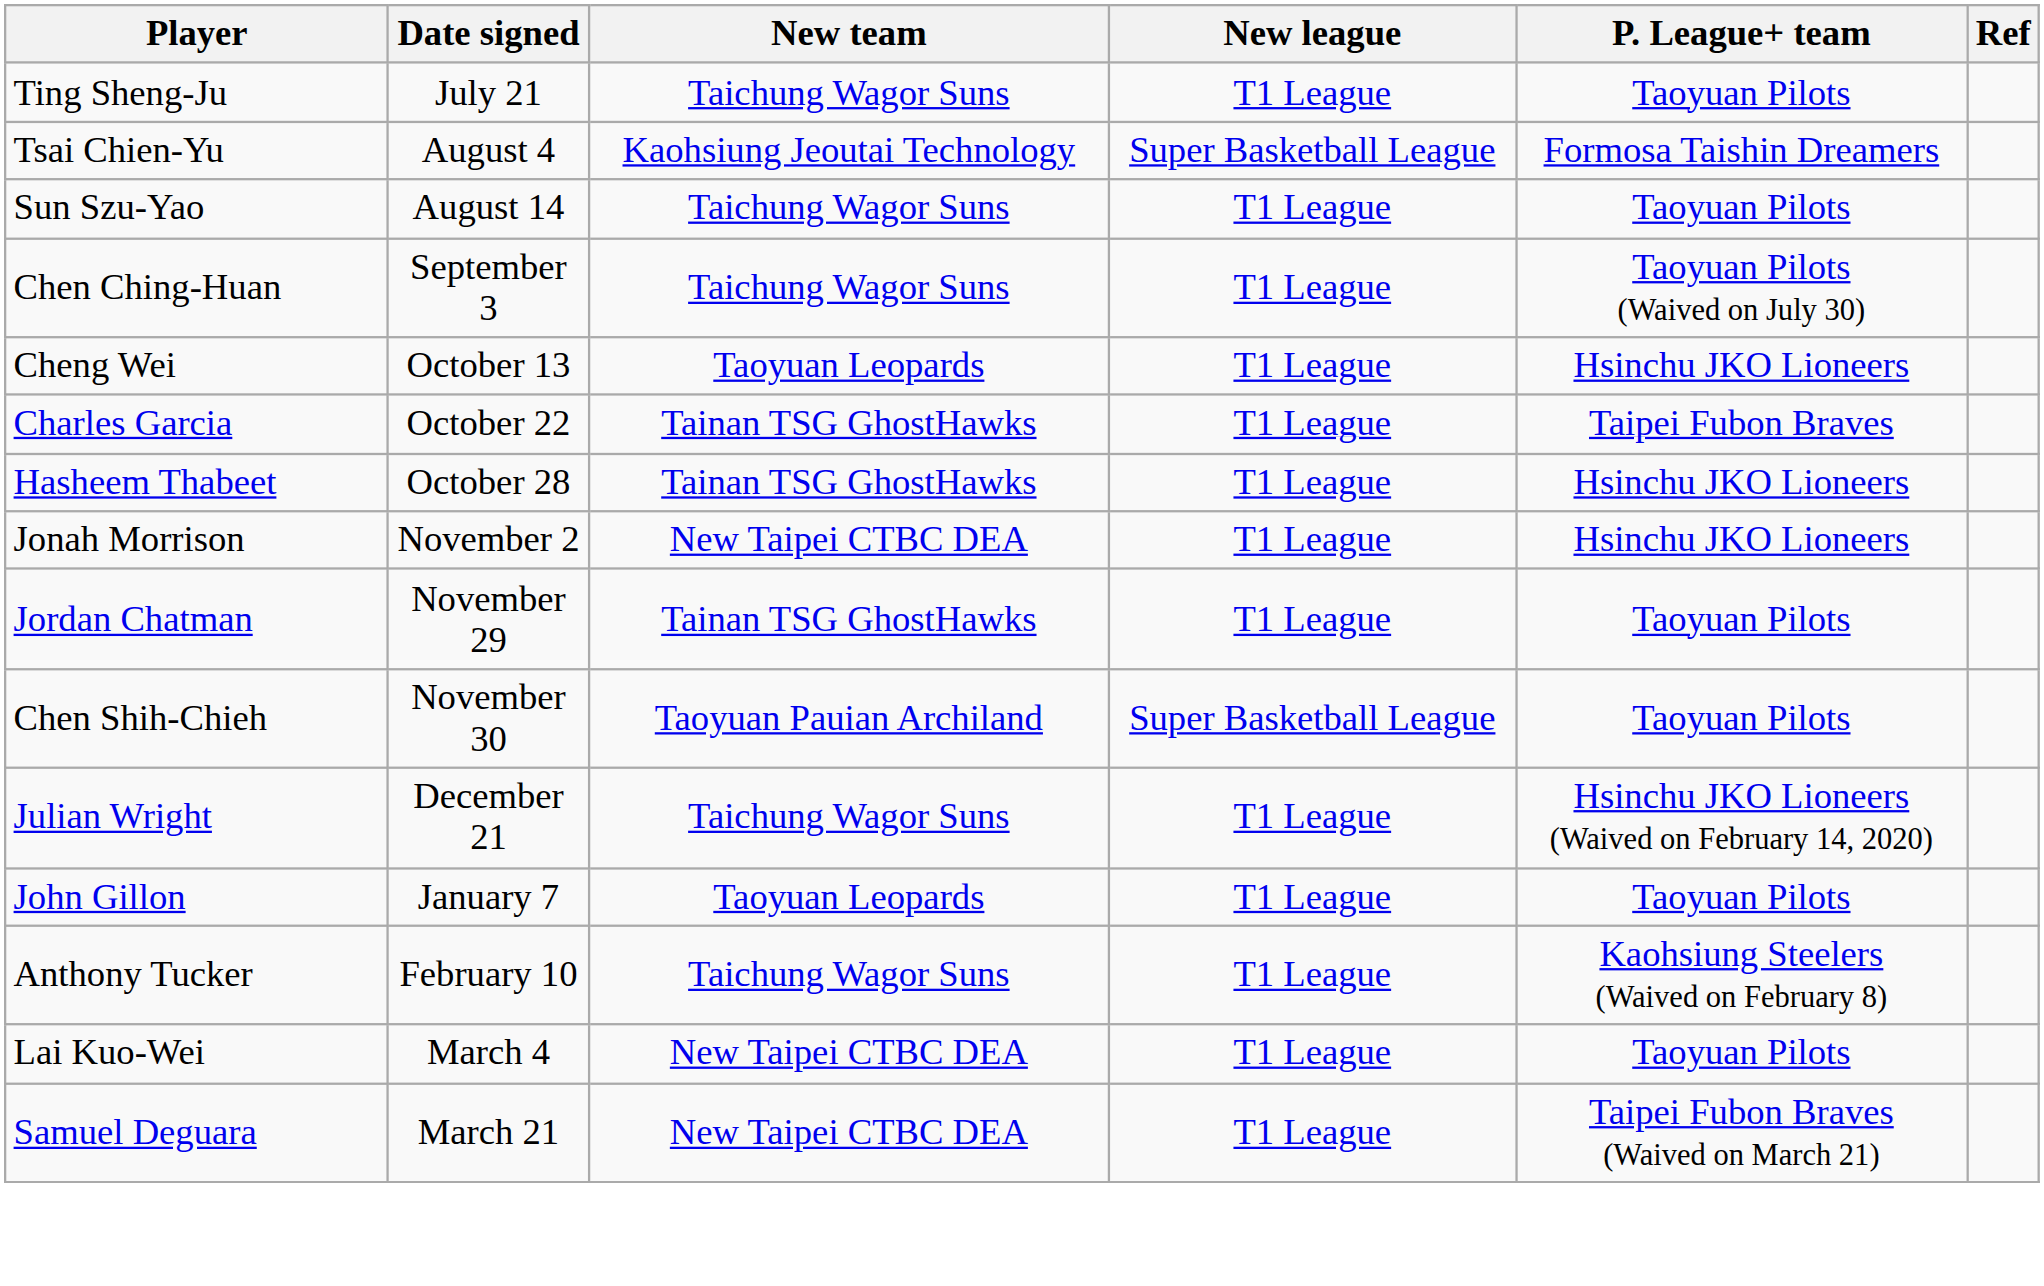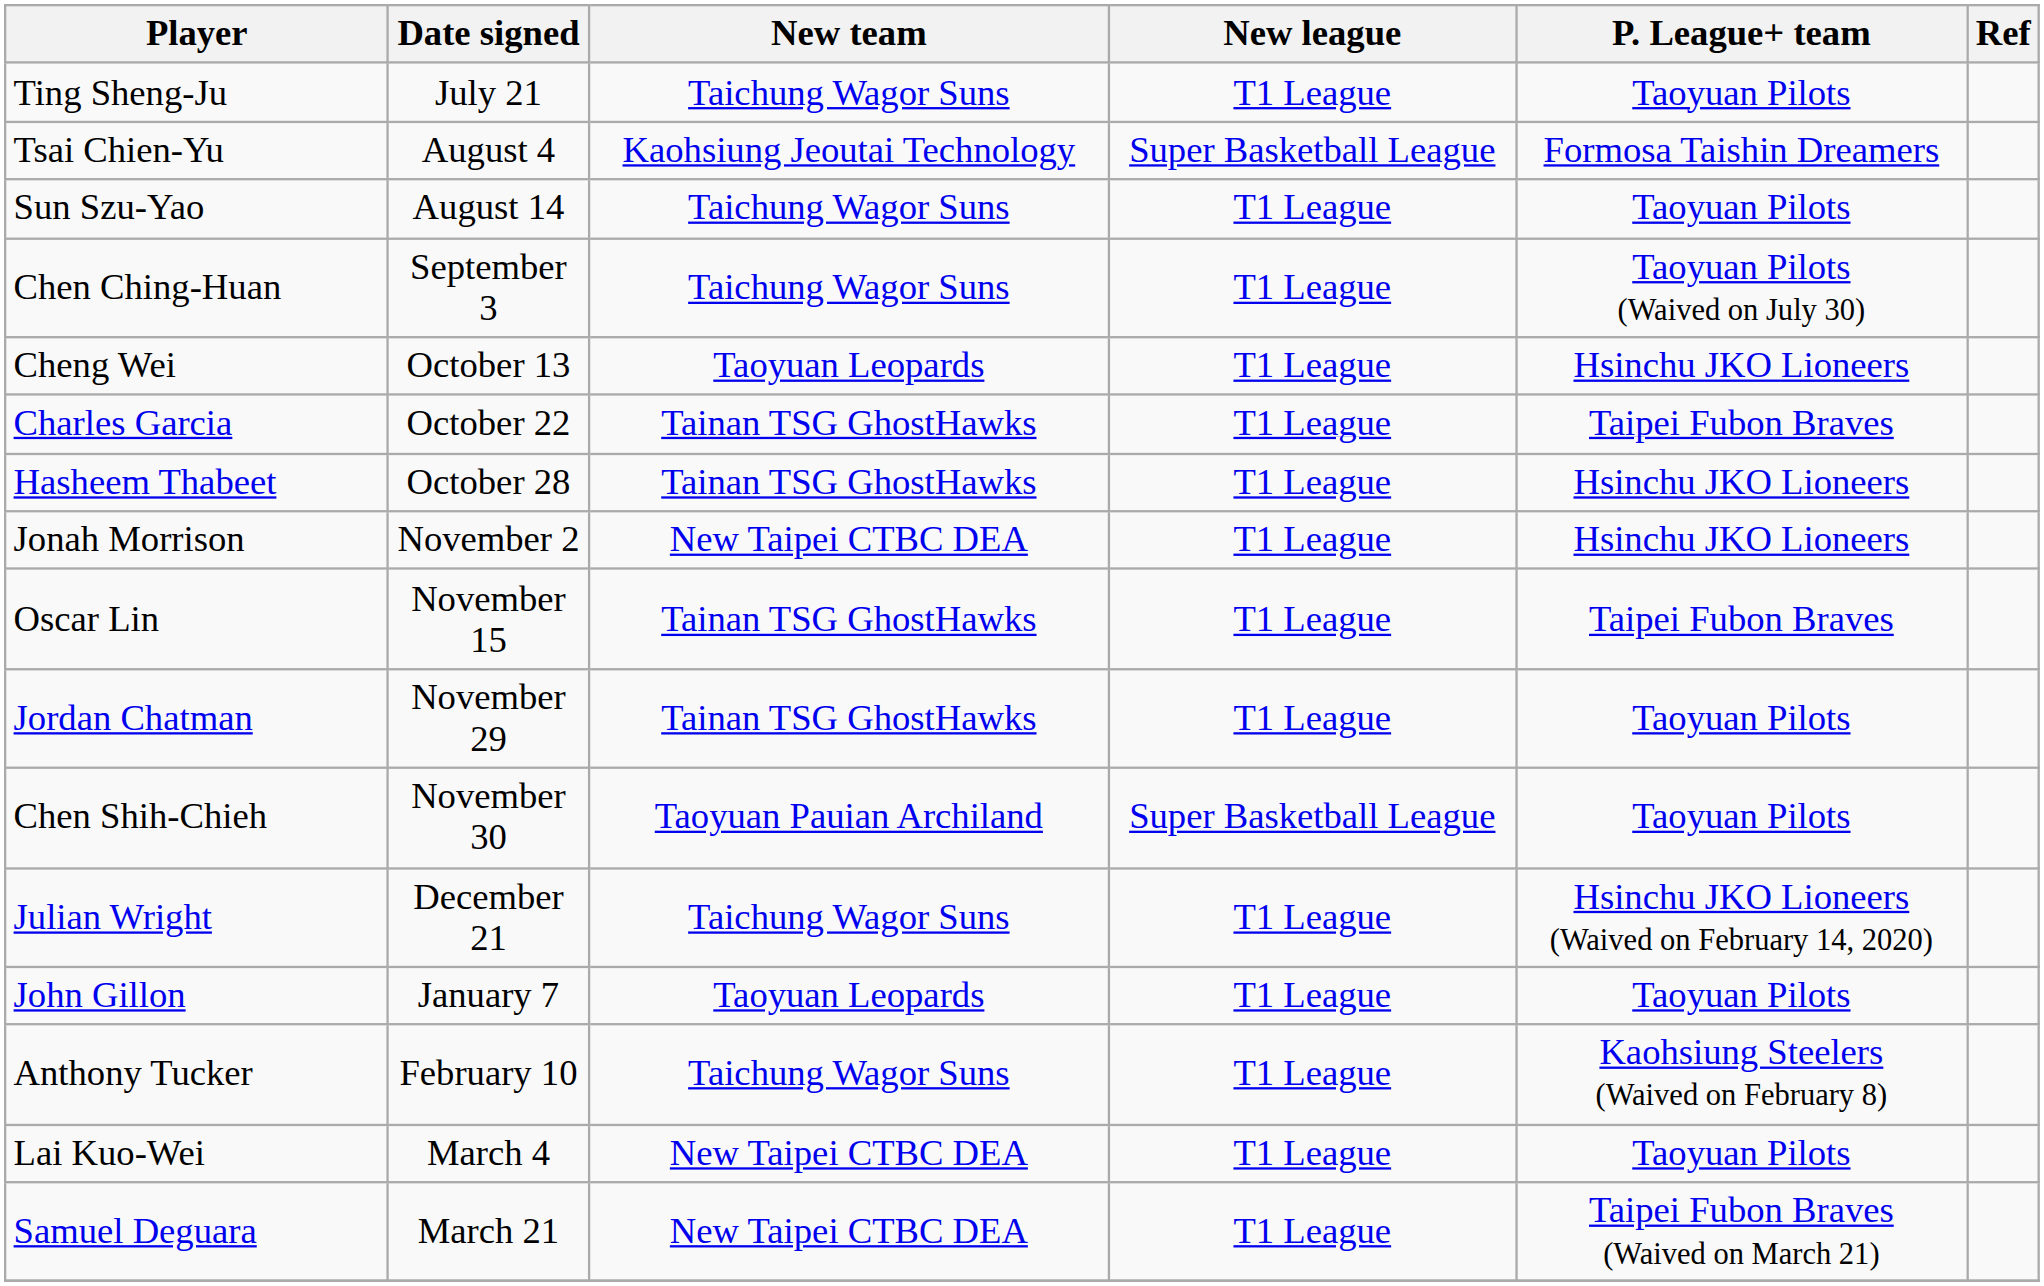+ row: (86, 618)
